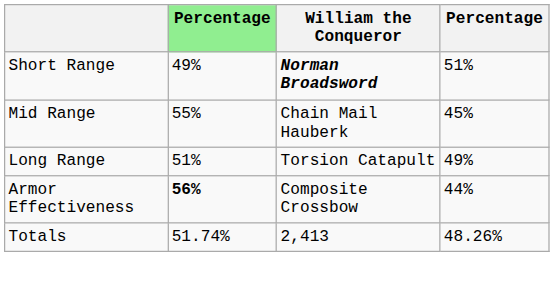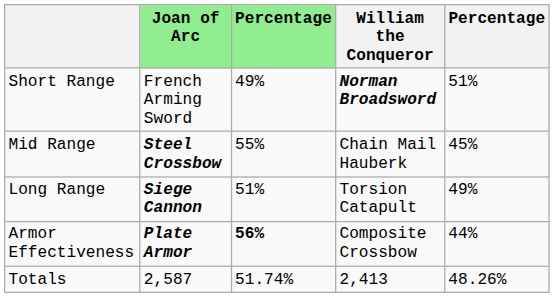+ column: (186, 27)
